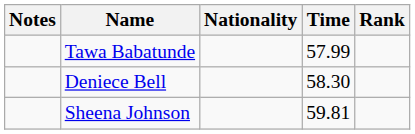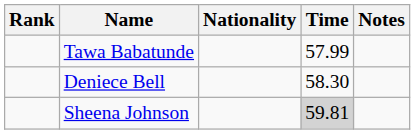columns swapped: (382, 19) <-> (32, 19)
(328, 112) no background -> (327, 112) lightgrey background
